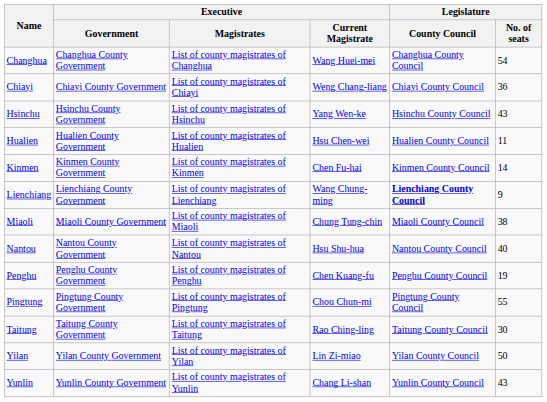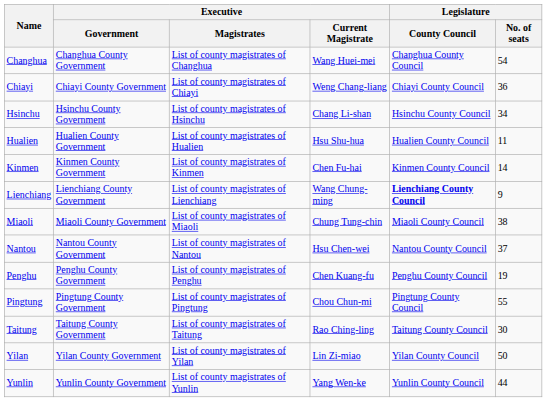(339, 114) Yang Wen-ke -> (342, 114) Chang Li-shan
(503, 114) 43 -> (503, 114) 34
(341, 141) Hsu Chen-wei -> (338, 141) Hsu Shu-hua
(338, 248) Hsu Shu-hua -> (341, 248) Hsu Chen-wei
(503, 248) 40 -> (503, 248) 37
(342, 383) Chang Li-shan -> (339, 383) Yang Wen-ke
(503, 383) 43 -> (503, 383) 44
